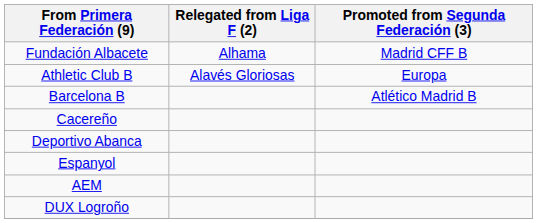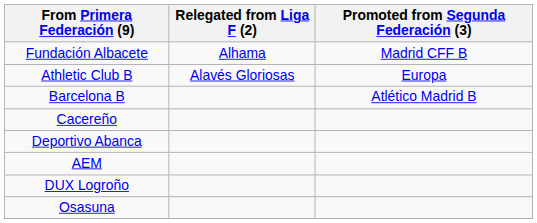- row: (87, 163)
+ row: (87, 207)
